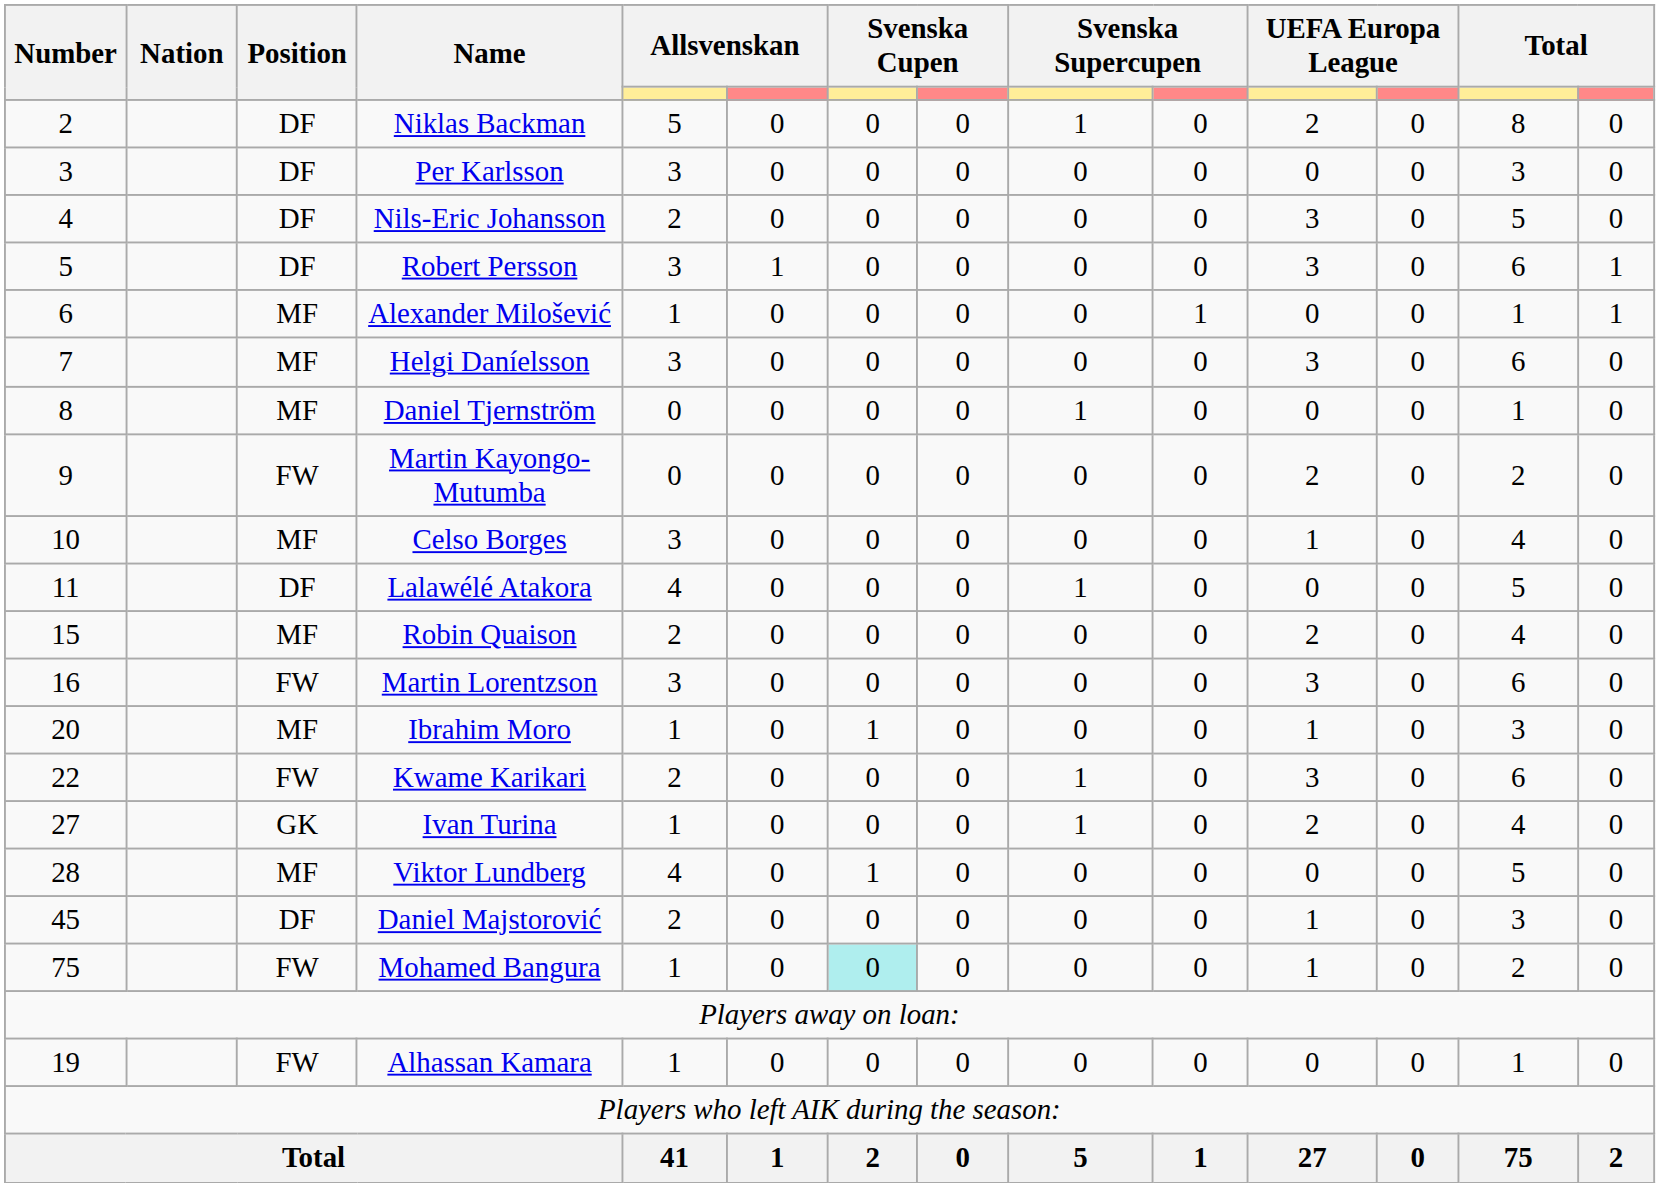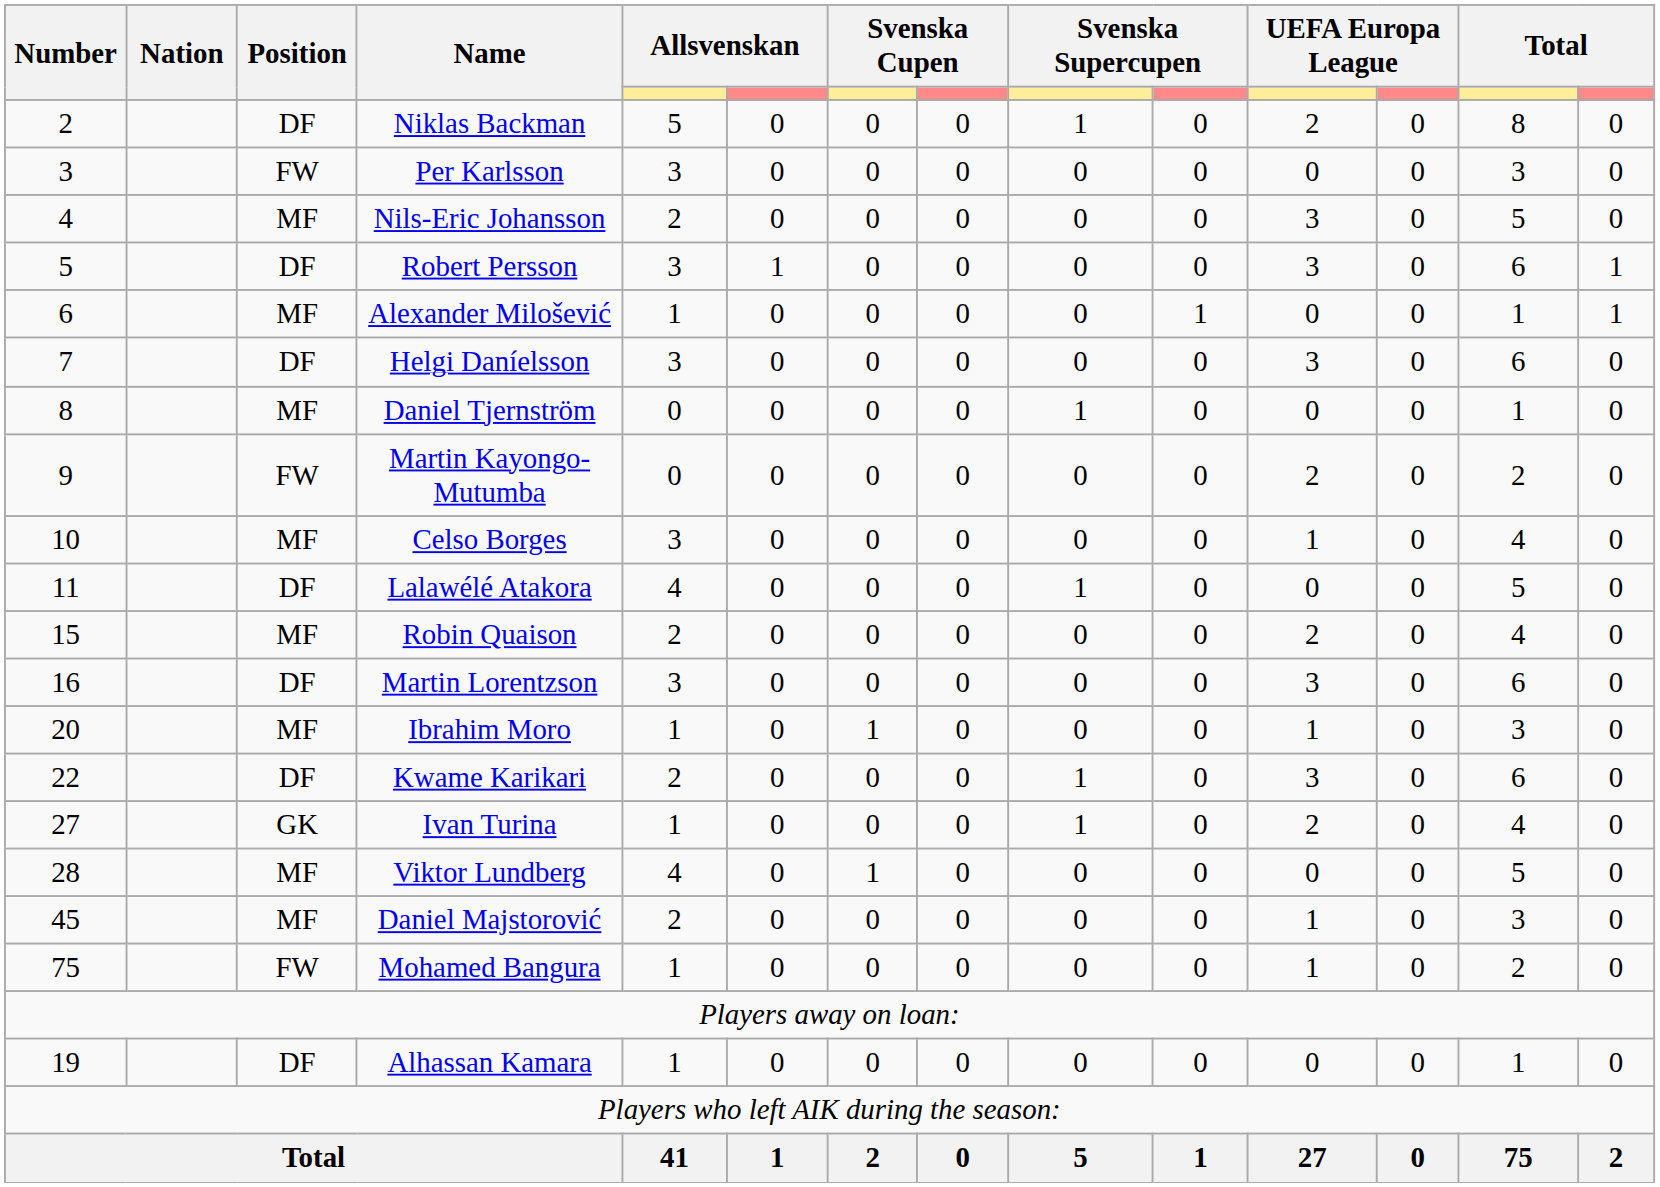(297, 171) DF -> (297, 171) FW
(297, 218) DF -> (297, 218) MF
(297, 361) MF -> (297, 361) DF
(297, 681) FW -> (297, 681) DF
(297, 776) FW -> (297, 776) DF
(297, 919) DF -> (297, 919) MF
(873, 967) paleturquoise background -> (873, 967) no background
(297, 1062) FW -> (297, 1062) DF
